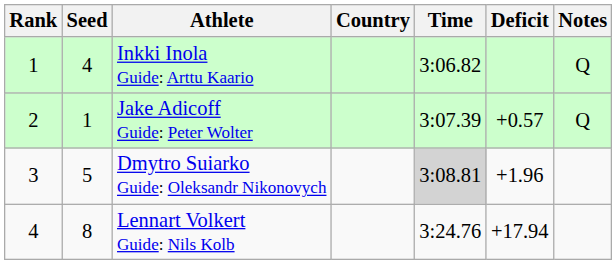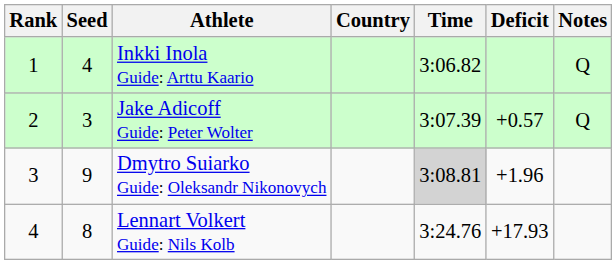(87, 120) 1 -> (87, 120) 3
(87, 175) 5 -> (87, 175) 9
(520, 231) +17.94 -> (520, 231) +17.93
